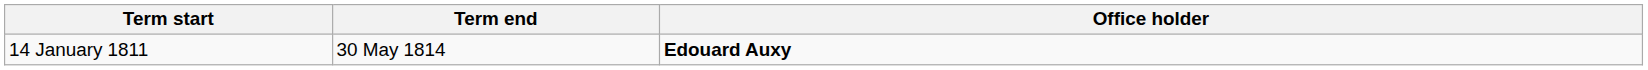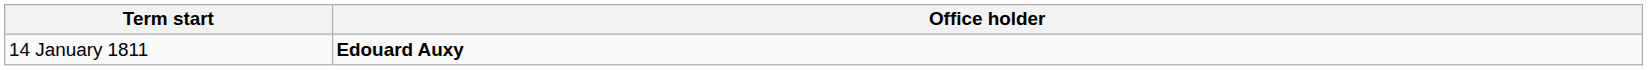- column: (496, 19)
